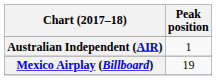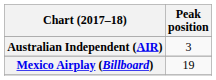(188, 46) 1 -> (188, 46) 3
